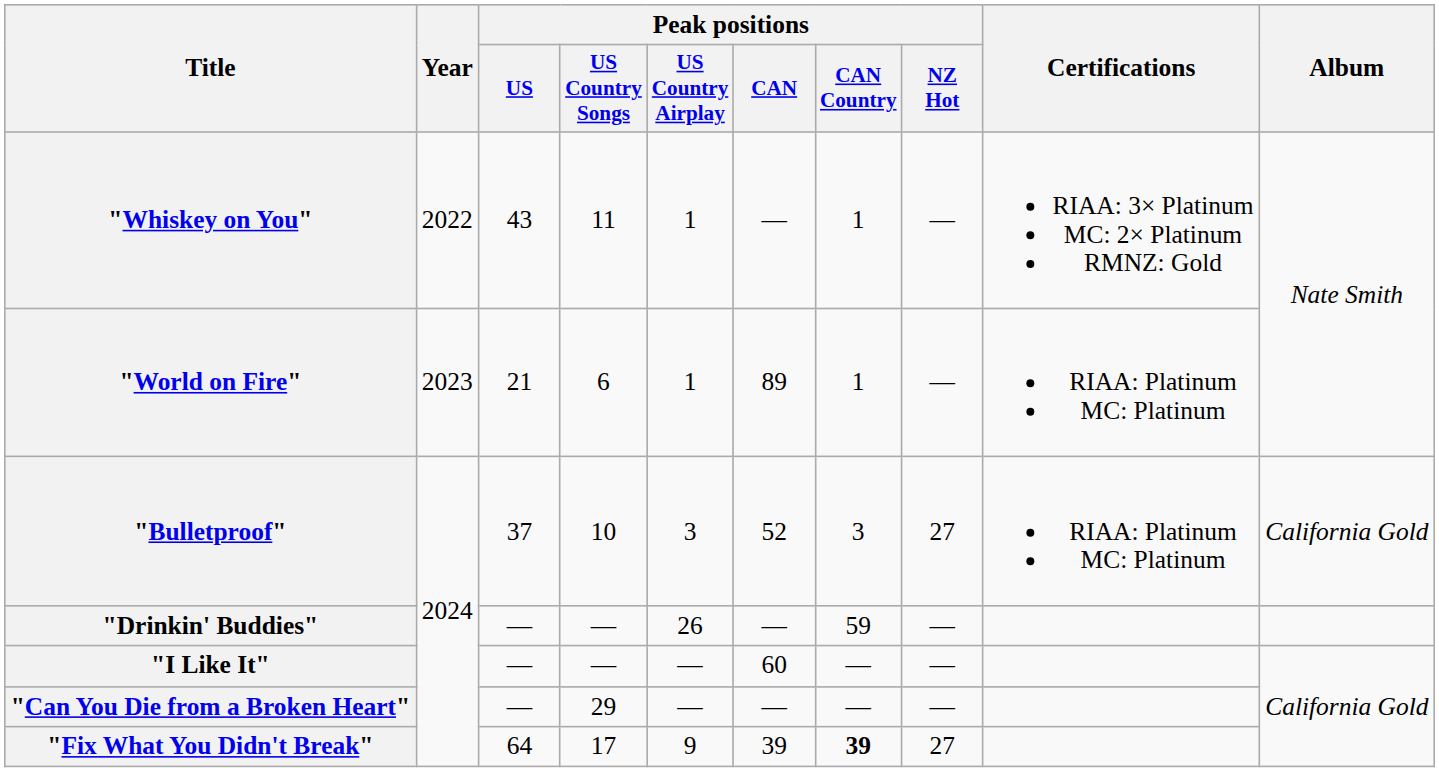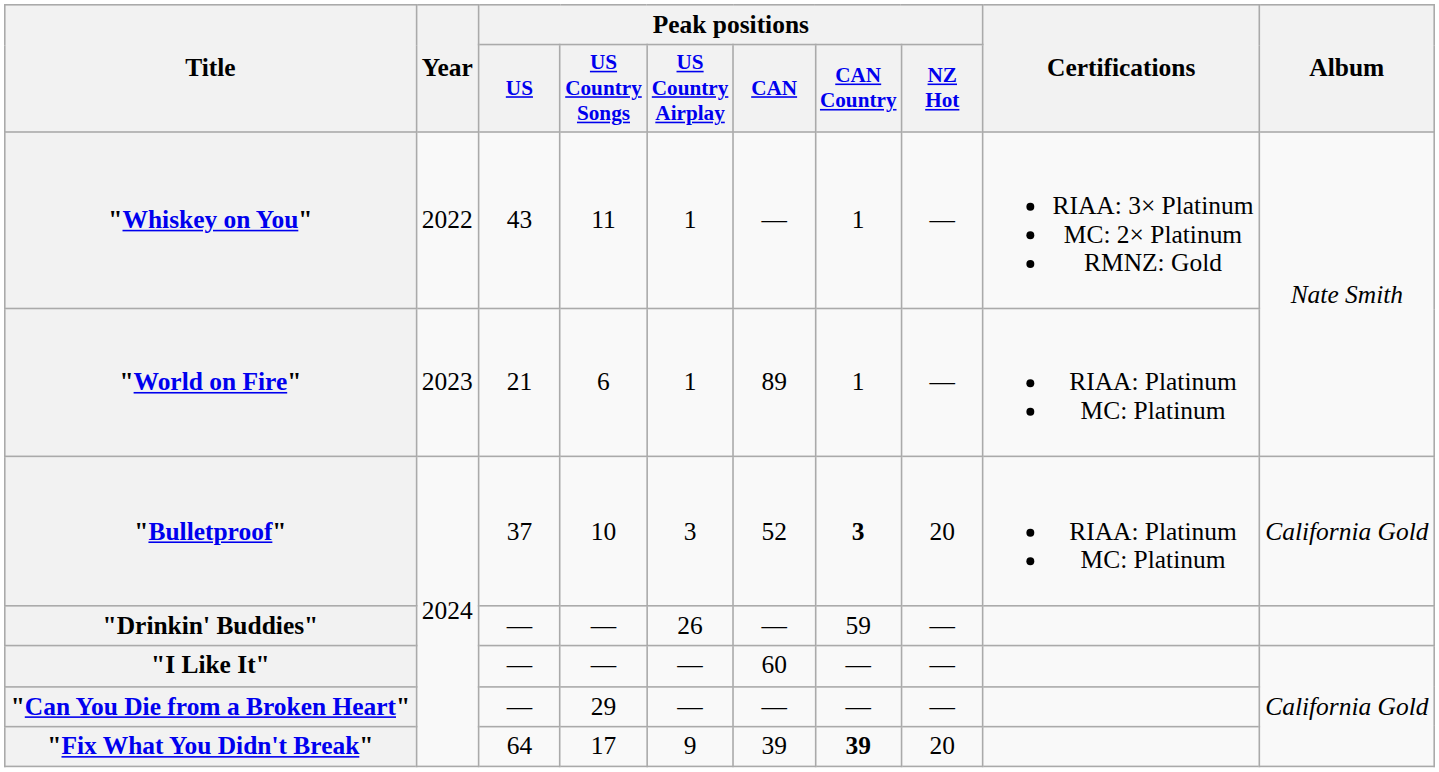(858, 530) normal -> (858, 530) bold
(942, 530) 27 -> (942, 530) 20
(942, 746) 27 -> (942, 746) 20
